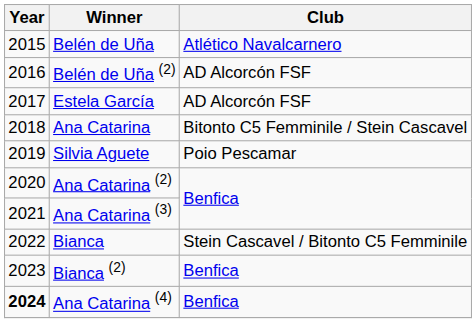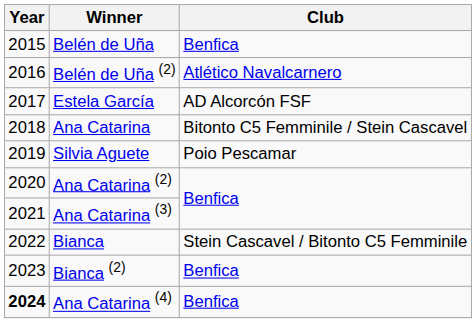(262, 44) Atlético Navalcarnero -> (211, 44) Benfica
(247, 72) AD Alcorcón FSF -> (262, 72) Atlético Navalcarnero
